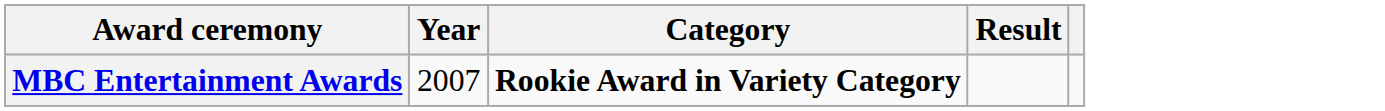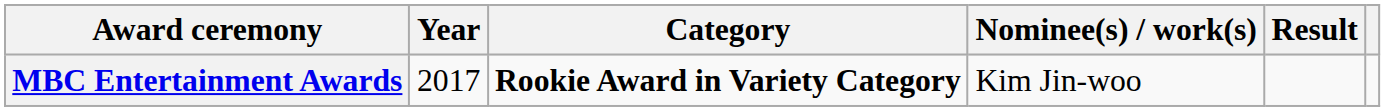+ column: (1116, 29)
(449, 79) 2007 -> (449, 79) 2017
